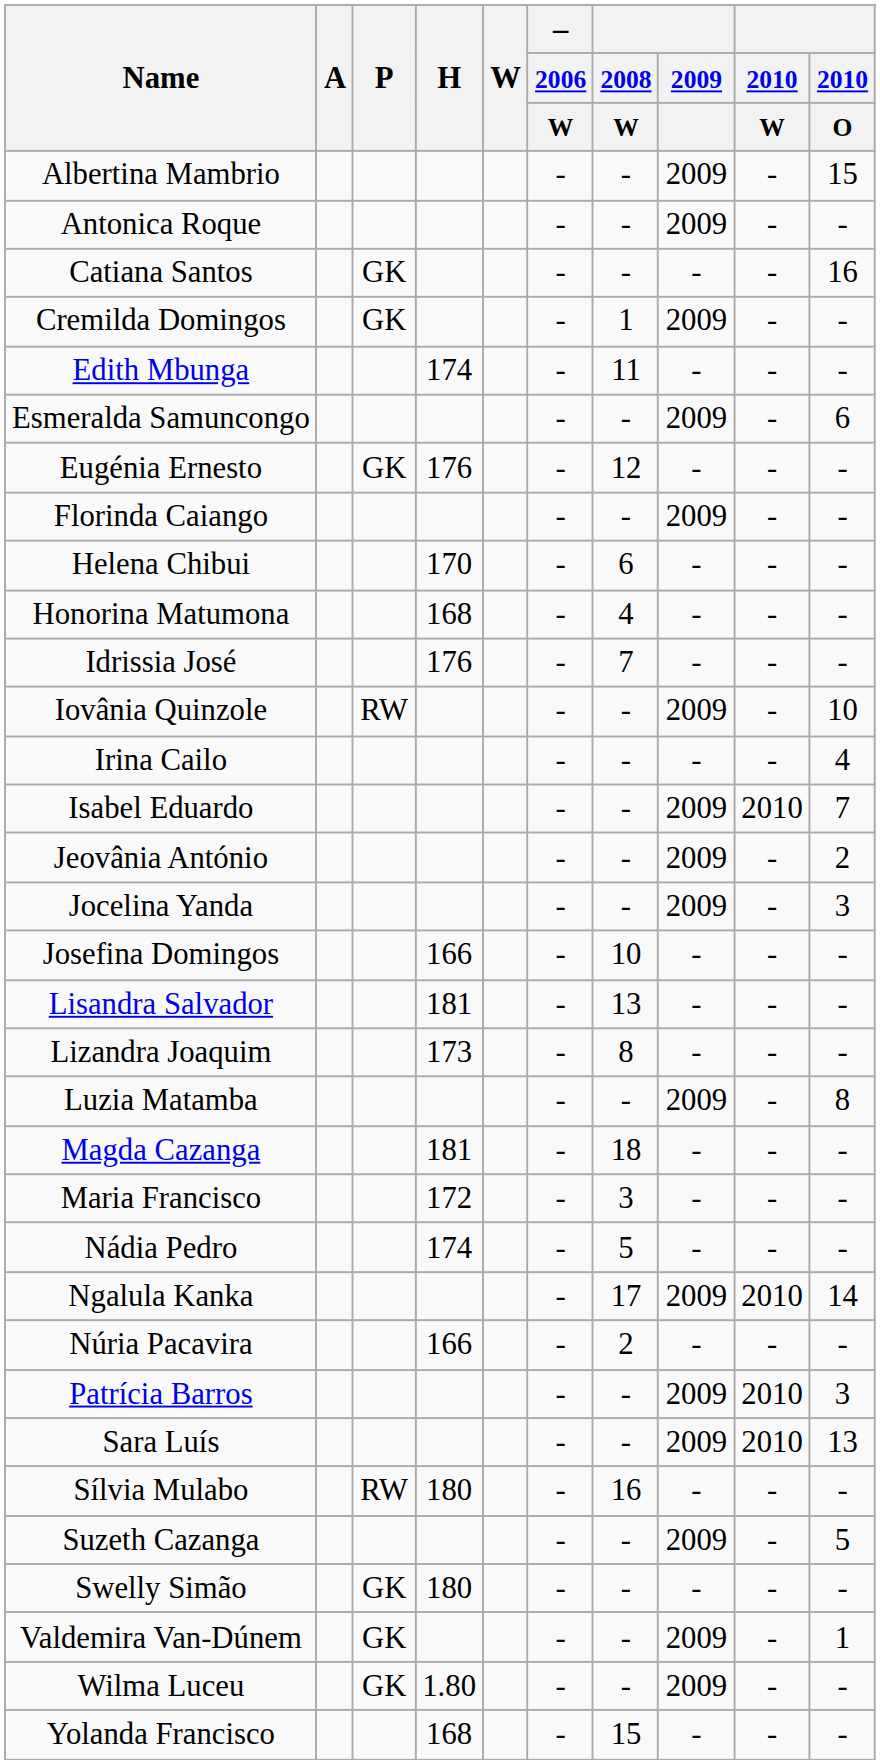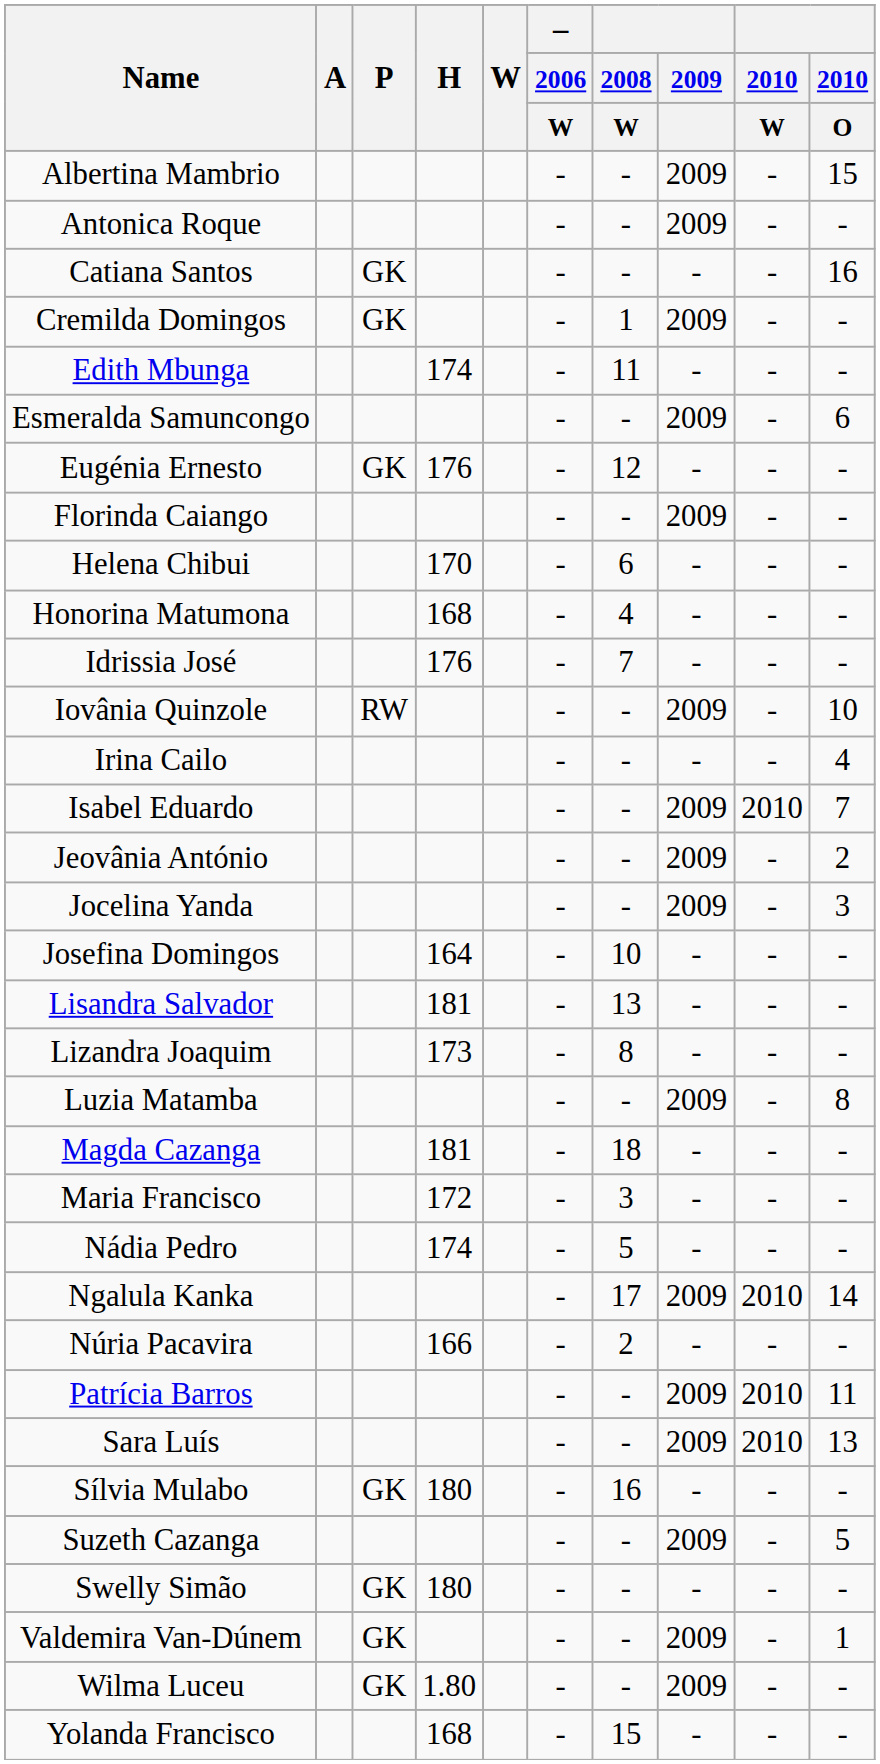(449, 954) 166 -> (449, 954) 164
(843, 1393) 3 -> (843, 1393) 11
(384, 1490) RW -> (384, 1490) GK
